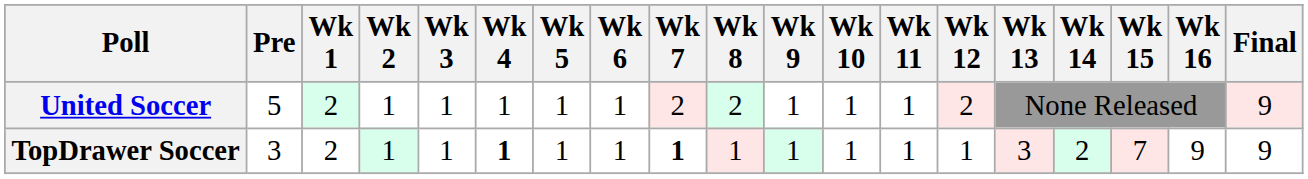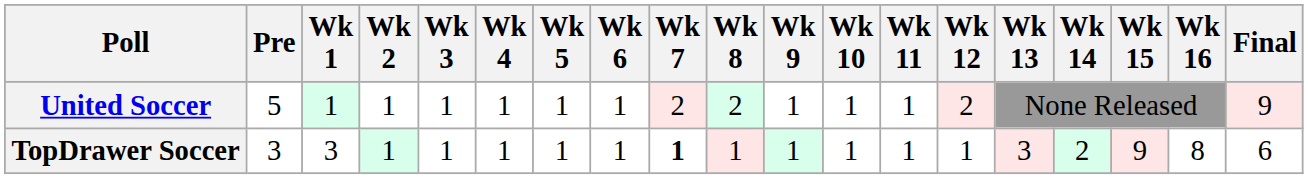(331, 104) 2 -> (331, 104) 1
(331, 150) 2 -> (331, 150) 3
(504, 150) bold -> (504, 150) normal
(1140, 150) 7 -> (1140, 150) 9
(1198, 150) 9 -> (1198, 150) 8
(1265, 150) 9 -> (1265, 150) 6
